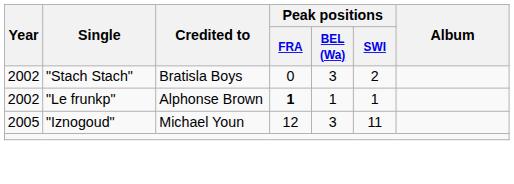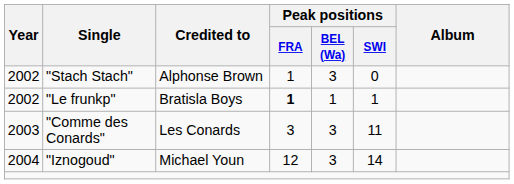(201, 76) Bratisla Boys -> (211, 76) Alphonse Brown
(290, 76) 0 -> (290, 76) 1
(375, 76) 2 -> (375, 76) 0
(211, 99) Alphonse Brown -> (201, 99) Bratisla Boys
+ row: (87, 130)
(24, 122) 2005 -> (24, 160) 2004
(375, 122) 11 -> (375, 160) 14
